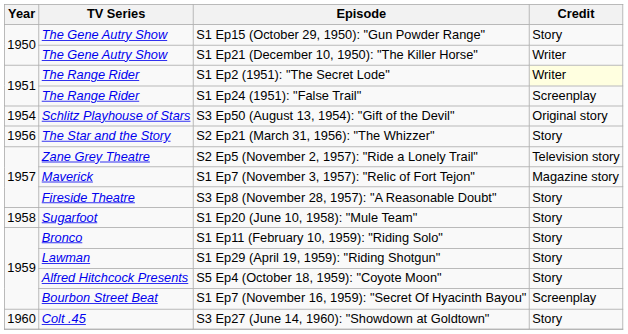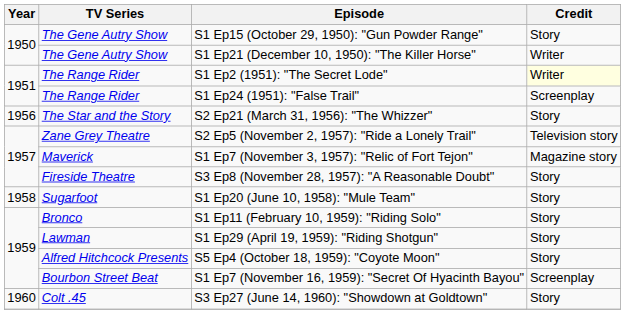- row: (325, 116)
